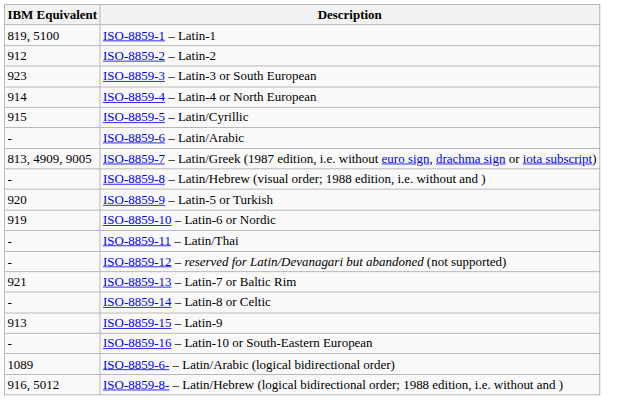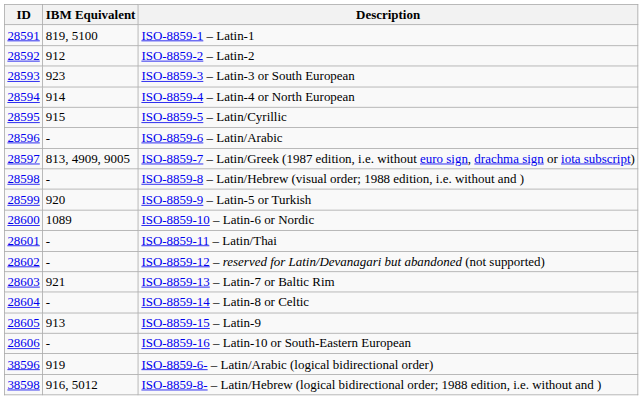+ column: (24, 14)
(17, 220) 919 -> (59, 220) 1089
(20, 364) 1089 -> (55, 364) 919
